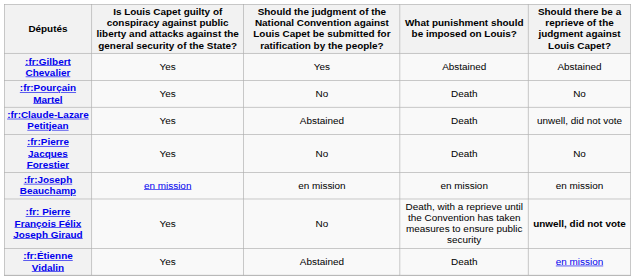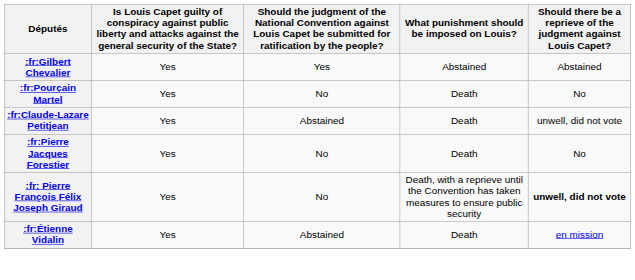- row: (48, 185)
